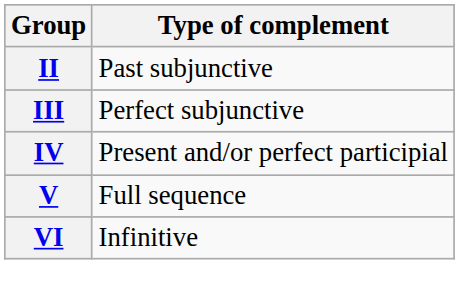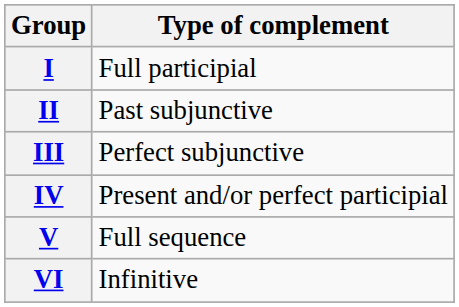+ row: (49, 68)
